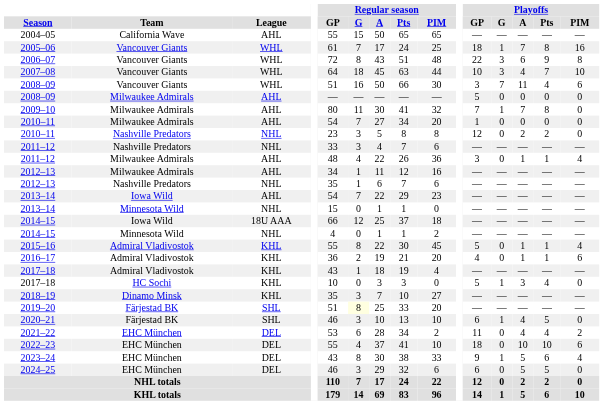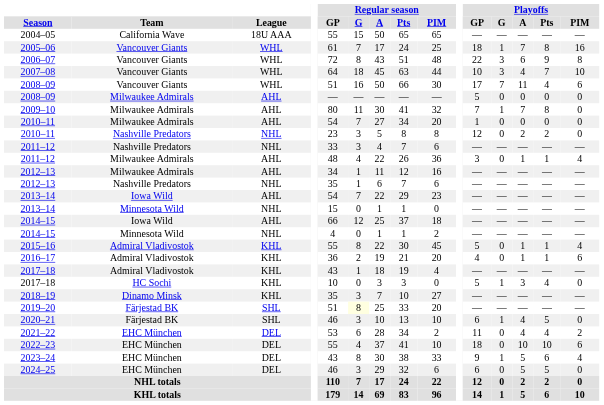(271, 35) AHL -> (271, 35) 18U AAA
(477, 84) 3 -> (477, 84) 17
(271, 221) 18U AAA -> (271, 221) AHL
